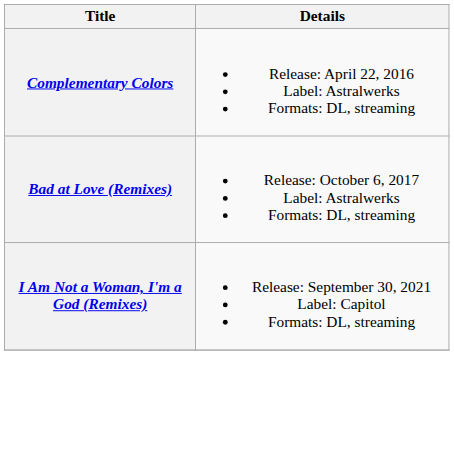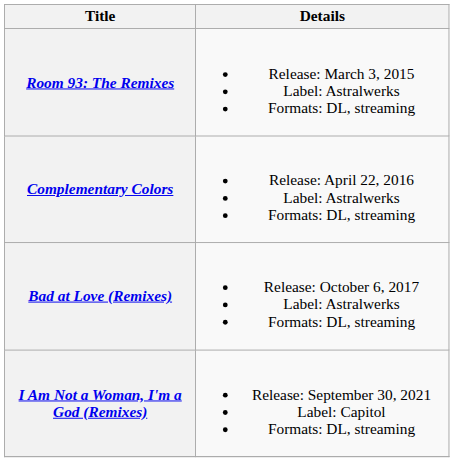+ row: (100, 82)
